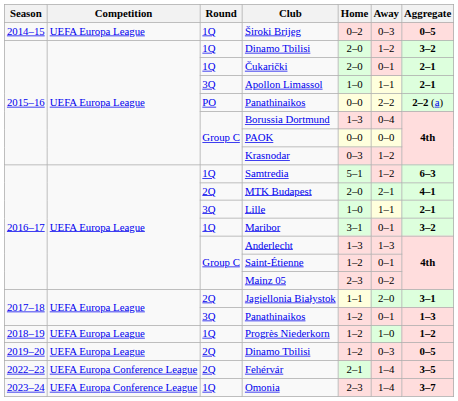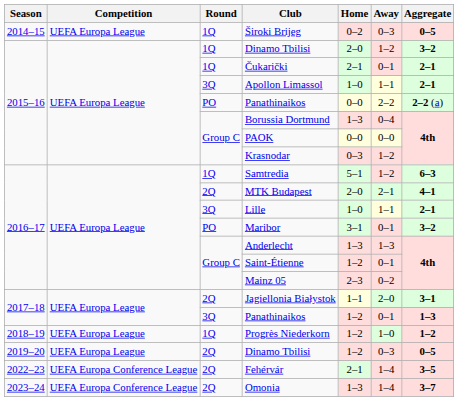(355, 67) 2–0 -> (355, 67) 2–1
(209, 227) 1Q -> (209, 227) PO
(209, 387) 1Q -> (209, 387) 2Q
(355, 387) 2–3 -> (355, 387) 1–3
